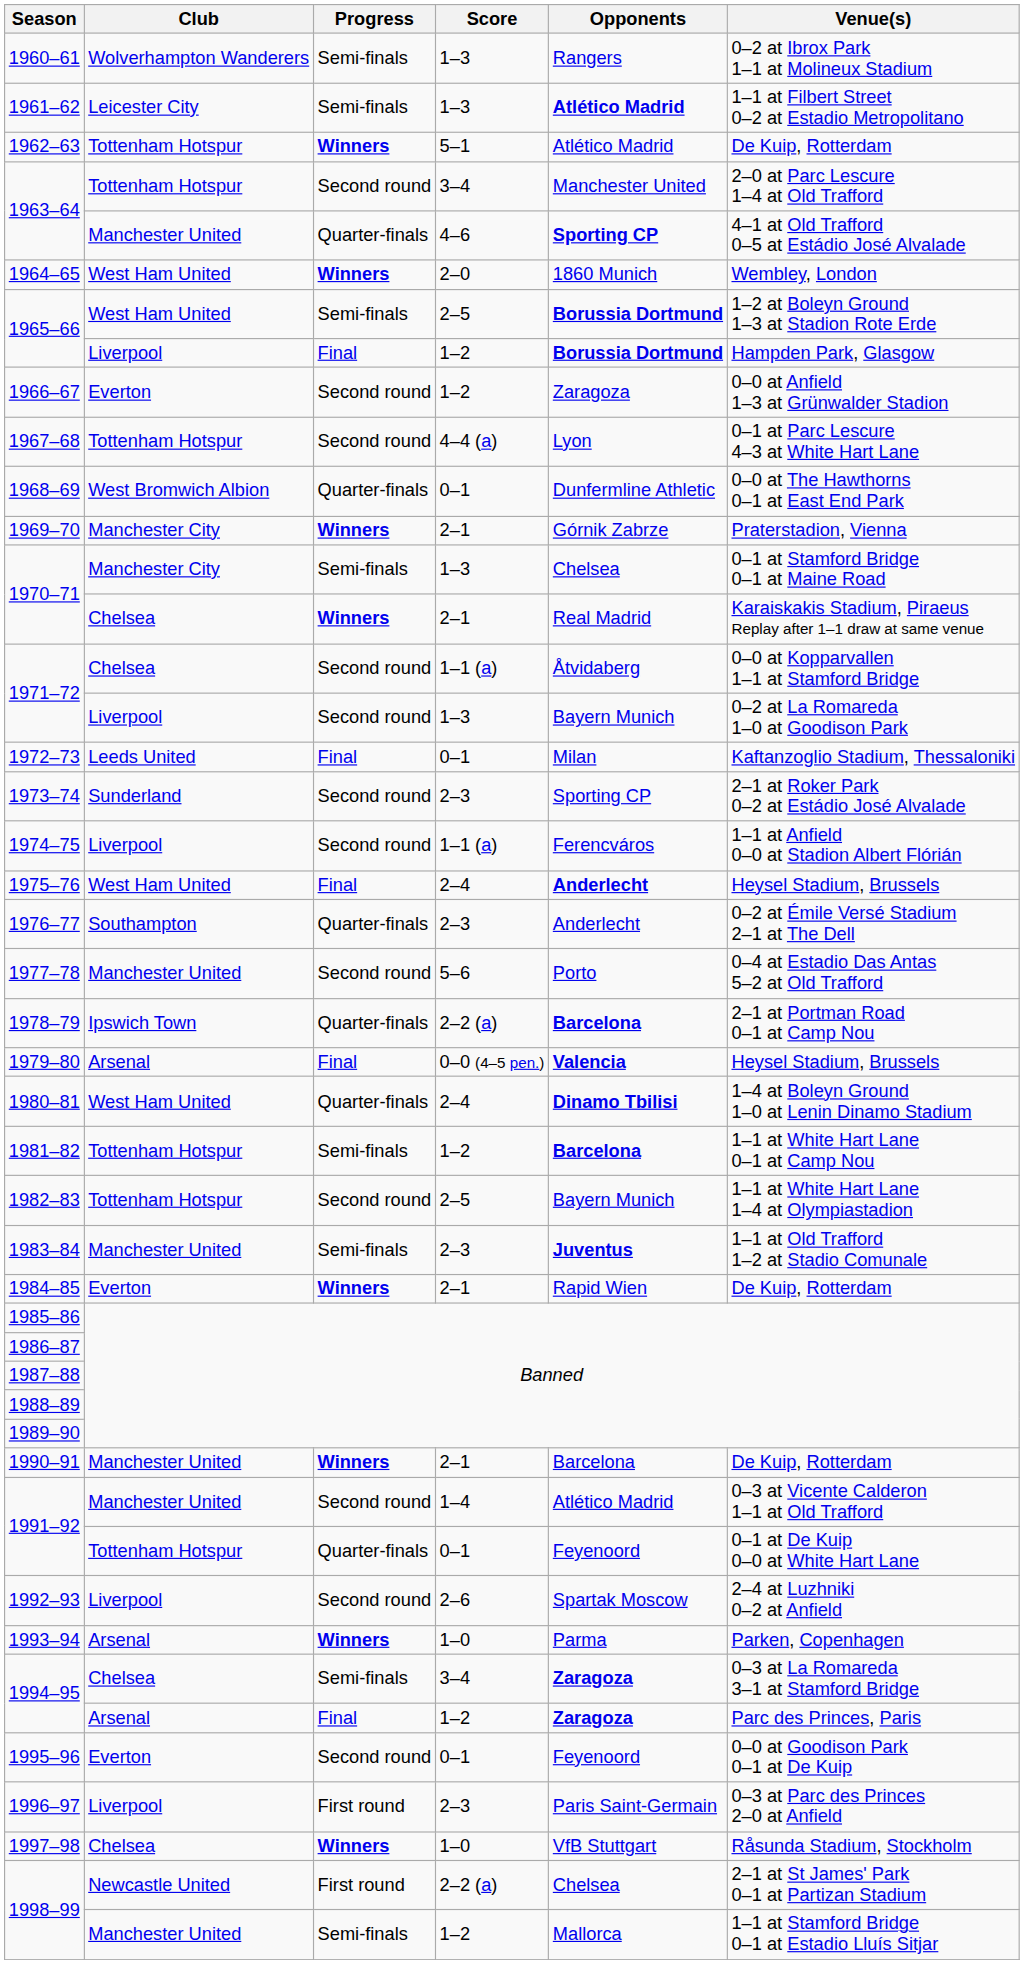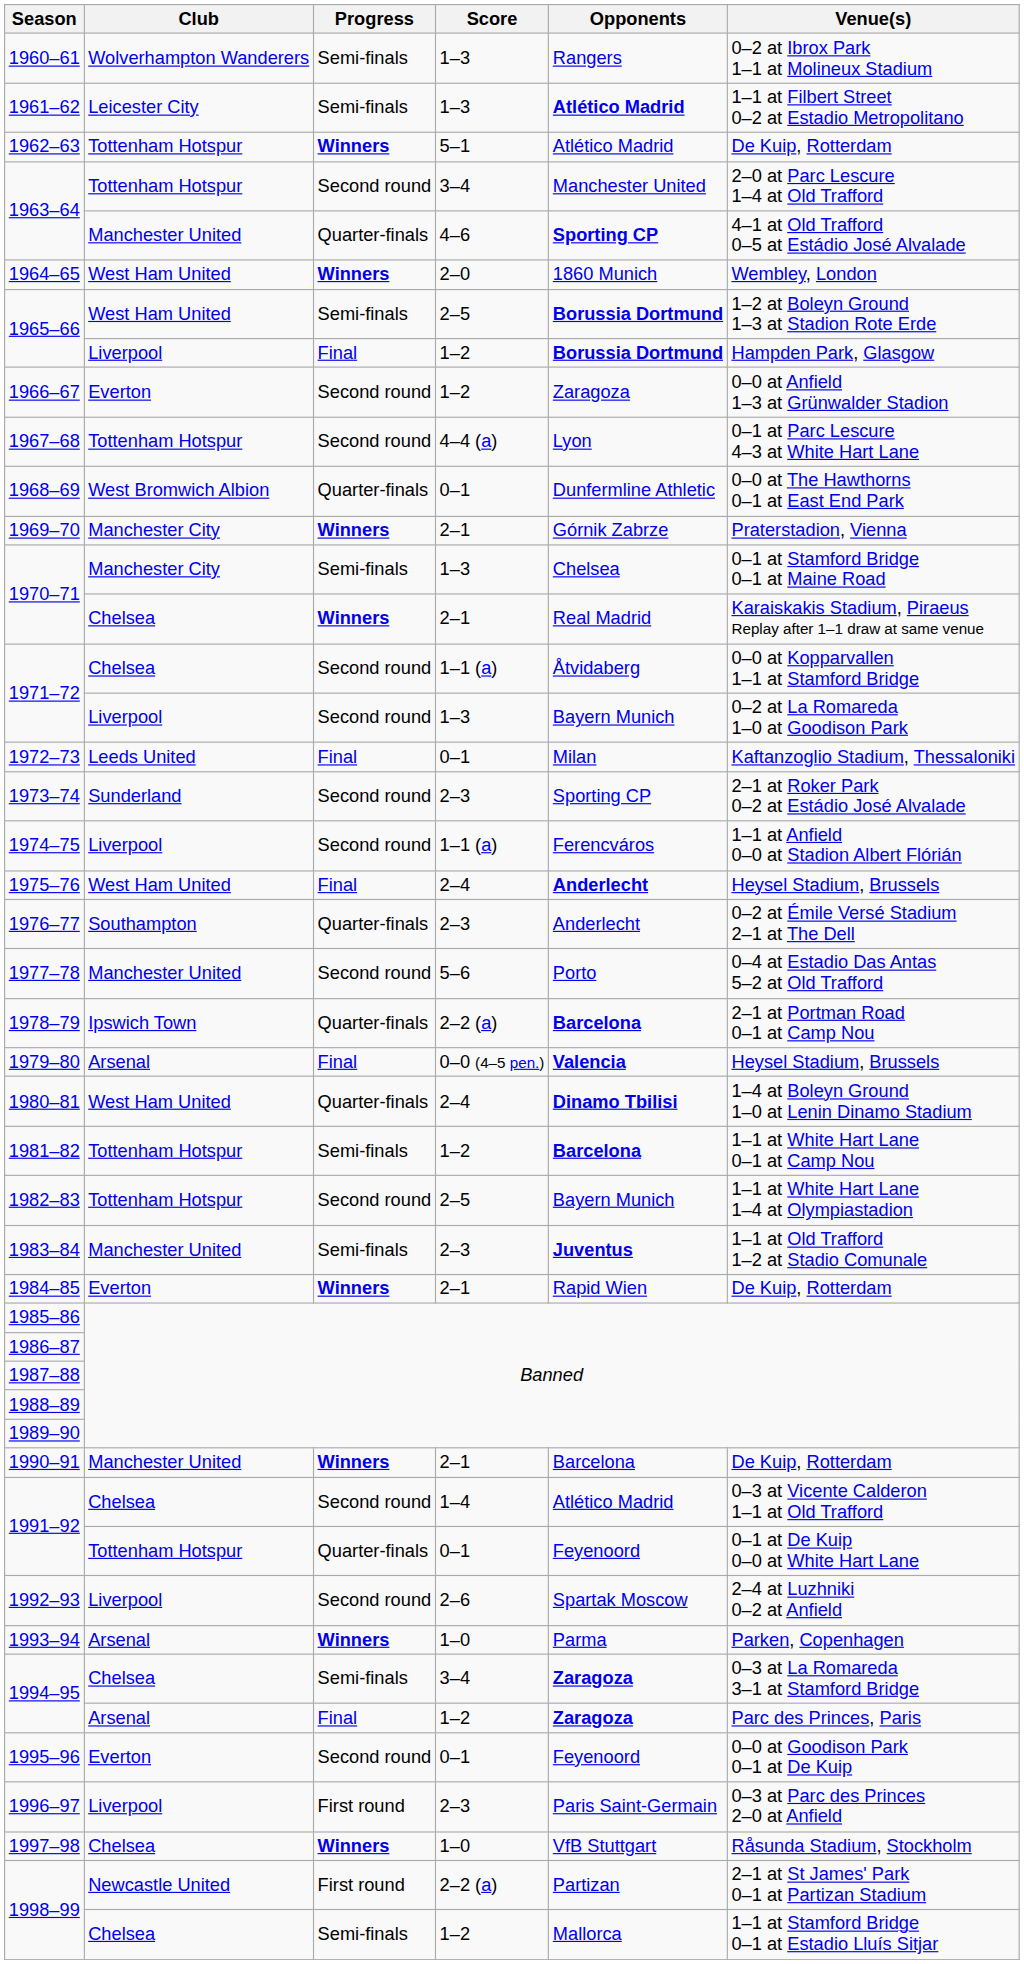(165, 1501) Manchester United -> (122, 1501) Chelsea
(586, 1885) Chelsea -> (586, 1885) Partizan
(165, 1934) Manchester United -> (122, 1934) Chelsea
